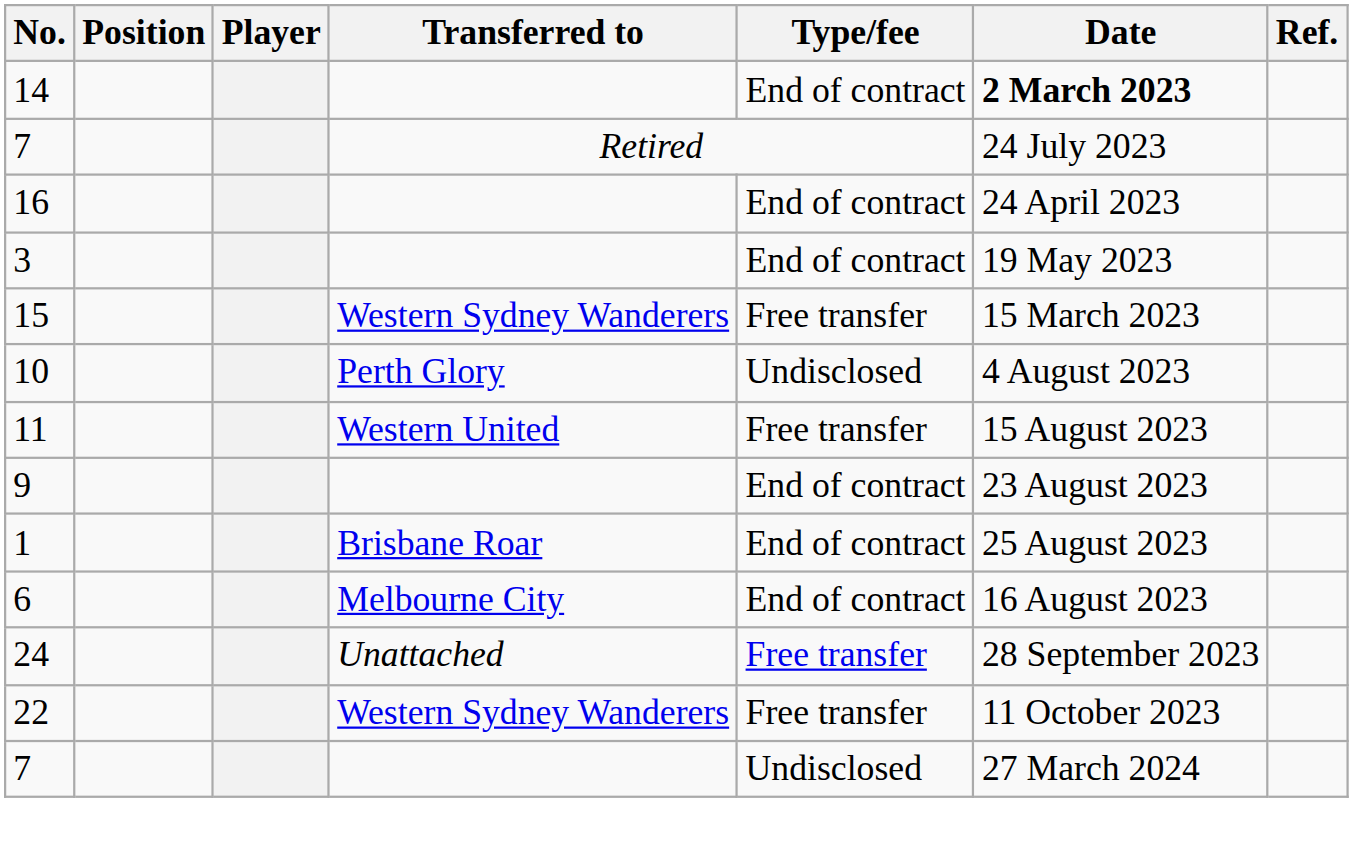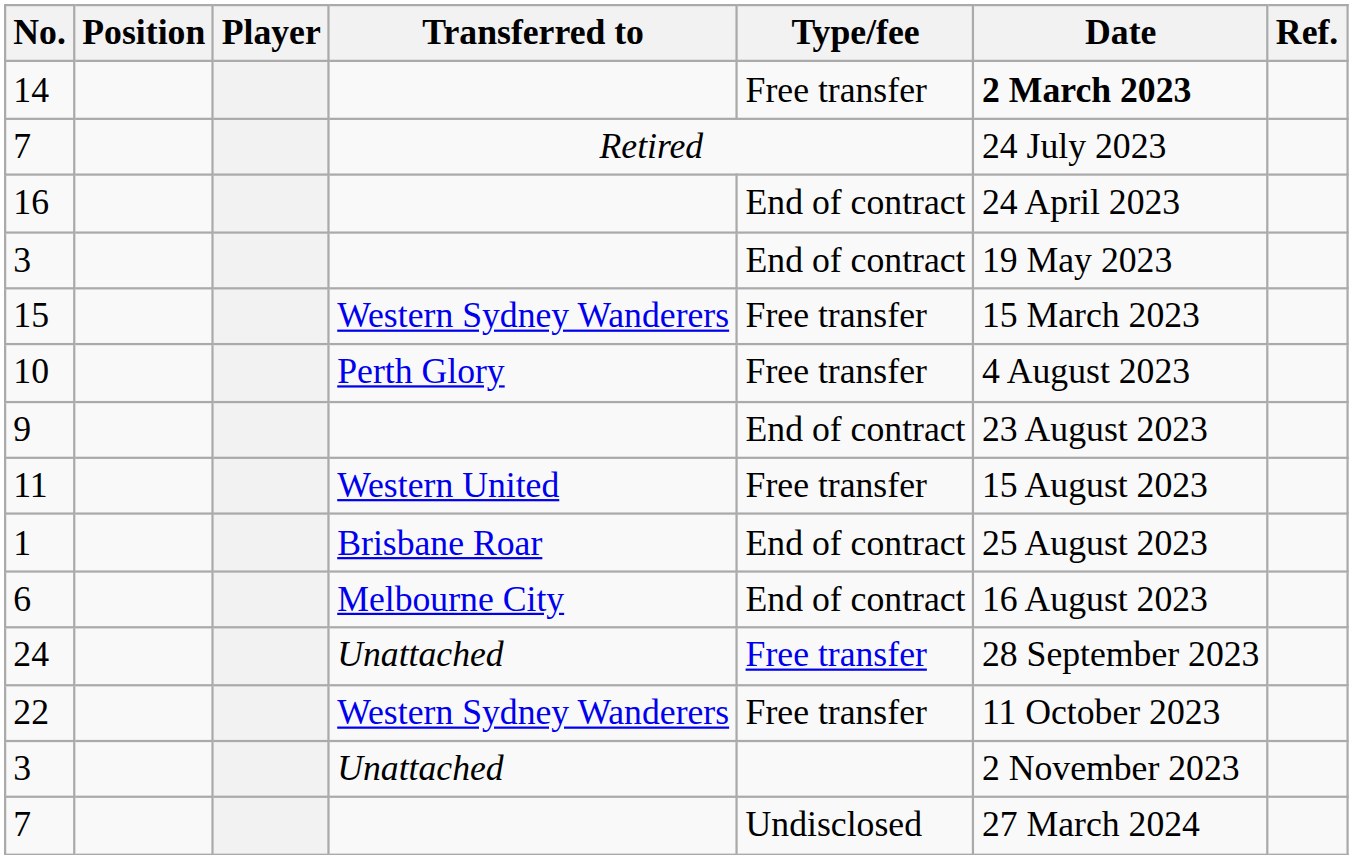(856, 89) End of contract -> (836, 89) Free transfer
(834, 372) Undisclosed -> (836, 372) Free transfer
rows swapped: (22, 485) <-> (31, 428)
+ row: (22, 768)
